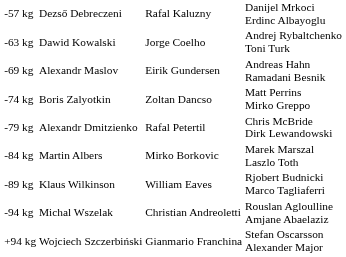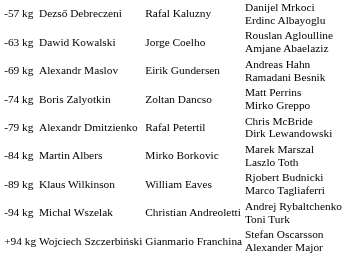(293, 42) Andrej Rybaltchenko Toni Turk -> (289, 42) Rouslan Agloulline Amjane Abaelaziz
(289, 212) Rouslan Agloulline Amjane Abaelaziz -> (293, 212) Andrej Rybaltchenko Toni Turk
